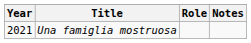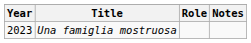(20, 30) 2021 -> (20, 30) 2023
